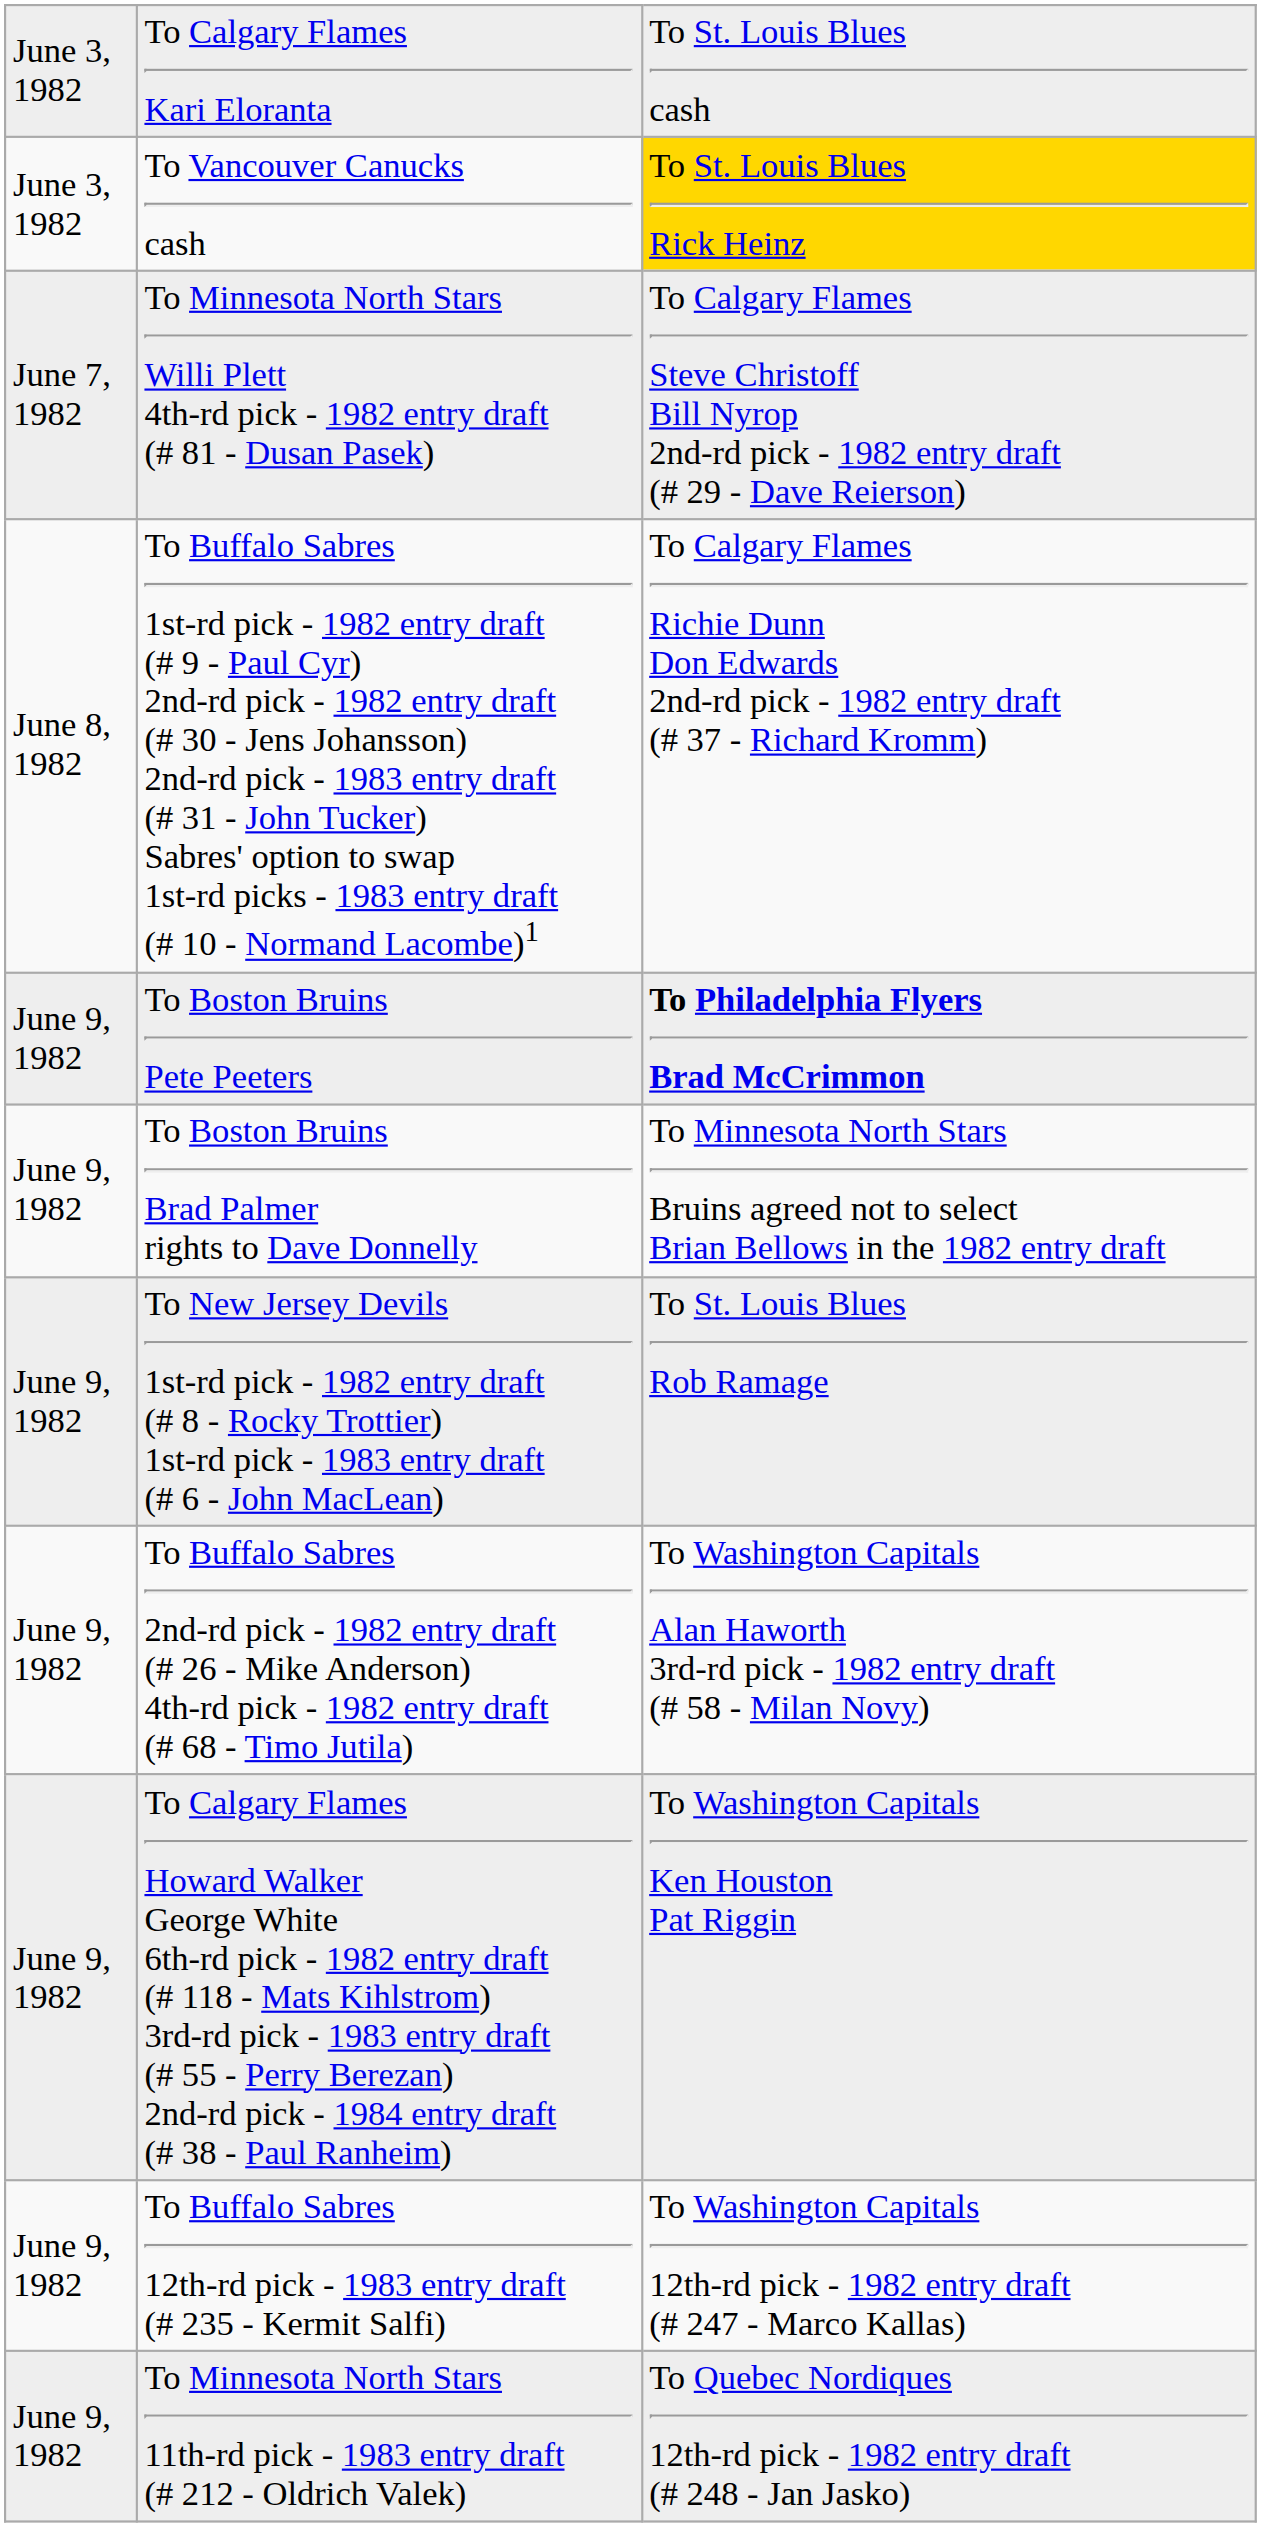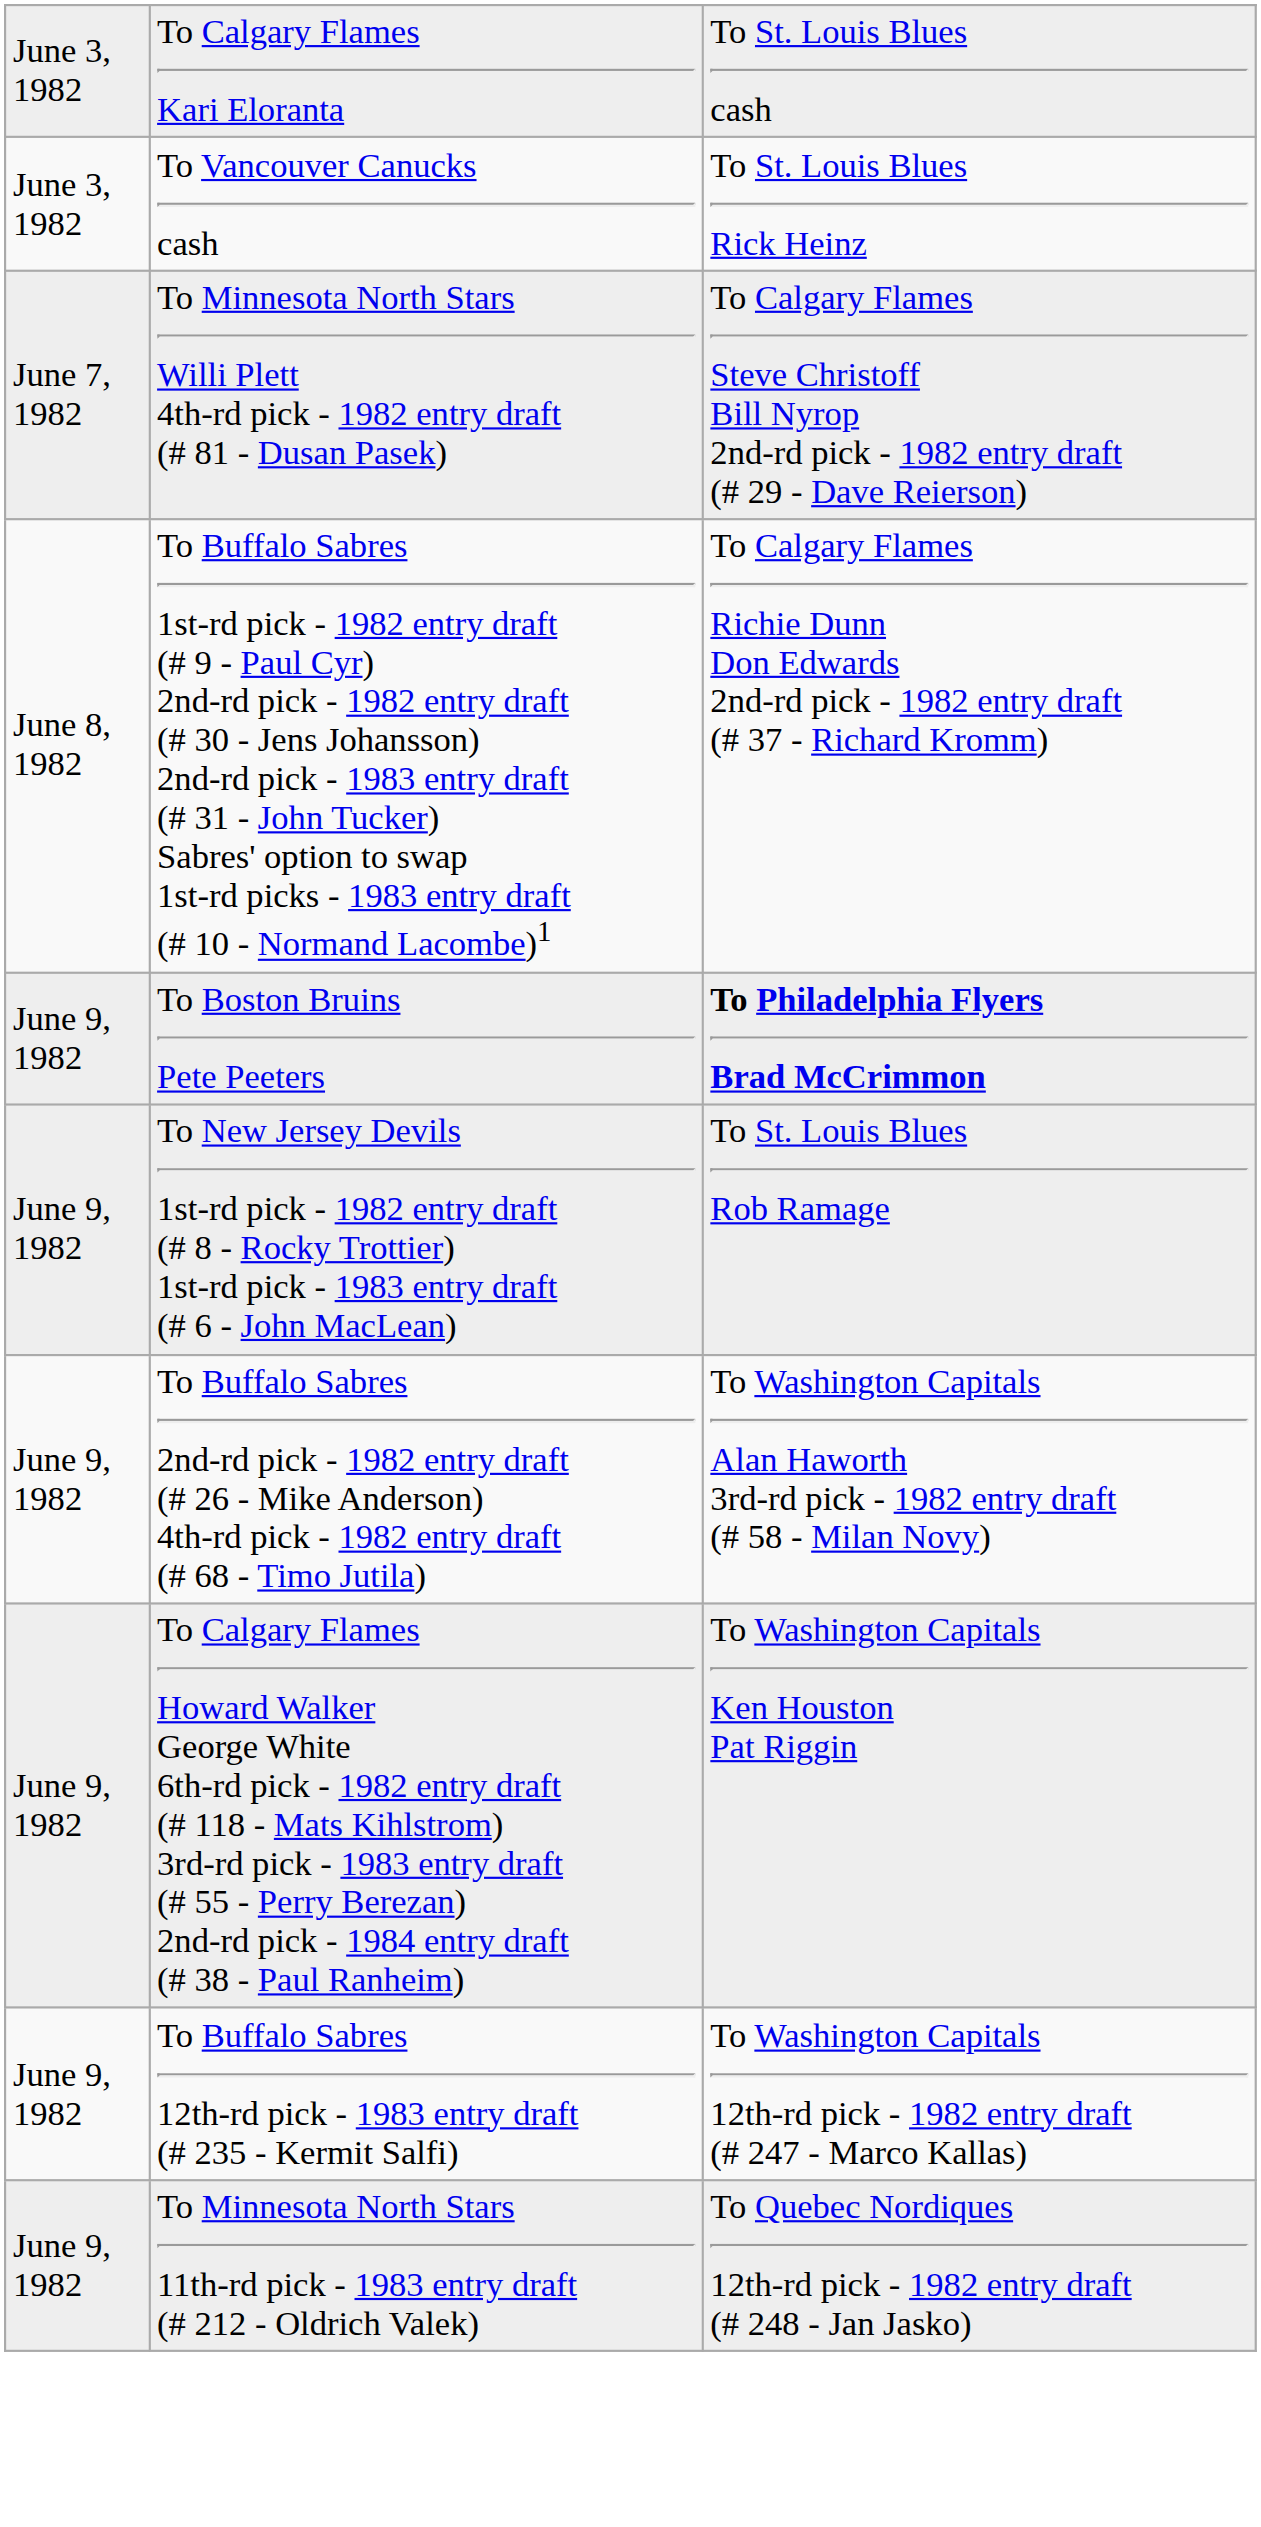(948, 203) gold background -> (979, 203) no background
- row: (389, 1190)
